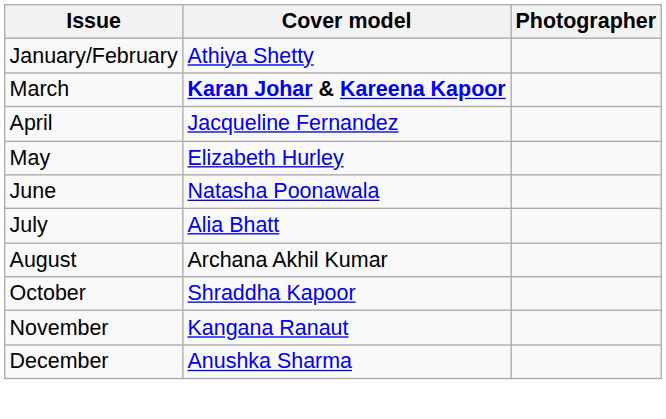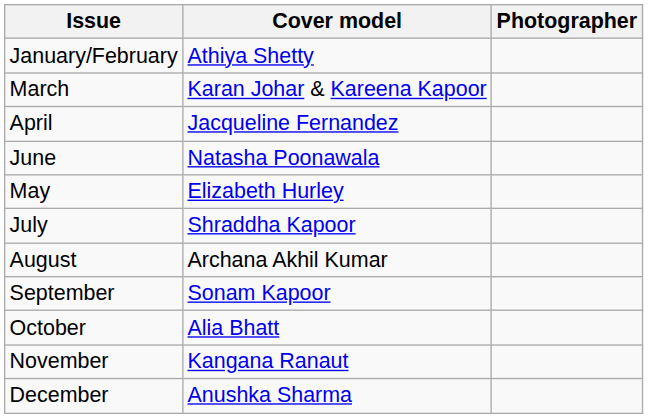(347, 89) bold -> (337, 89) normal
rows swapped: (30, 157) <-> (33, 191)
(233, 225) Alia Bhatt -> (272, 225) Shraddha Kapoor
+ row: (62, 293)
(272, 293) Shraddha Kapoor -> (233, 327) Alia Bhatt
